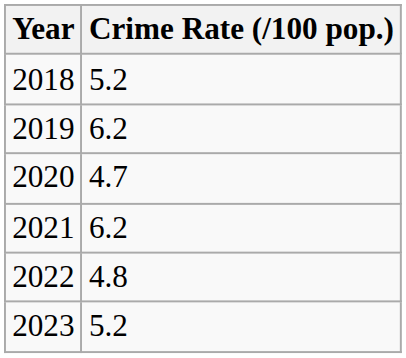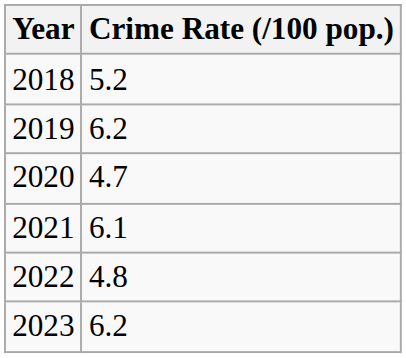(108, 227) 6.2 -> (108, 227) 6.1
(108, 326) 5.2 -> (108, 326) 6.2
